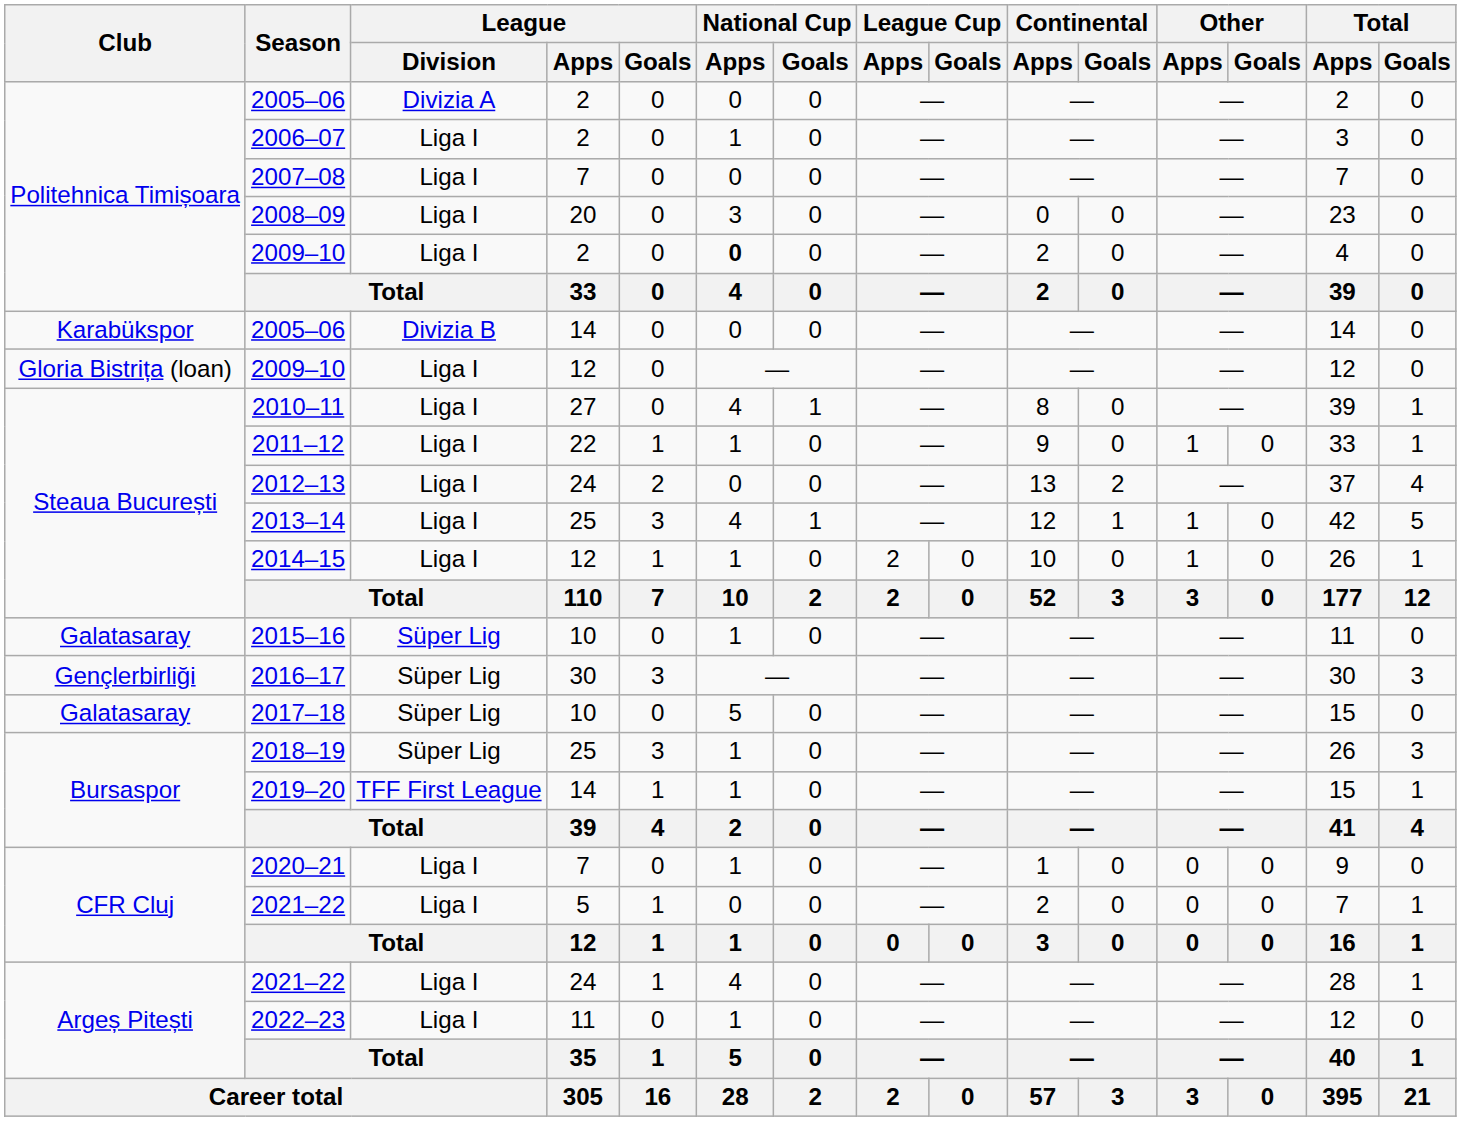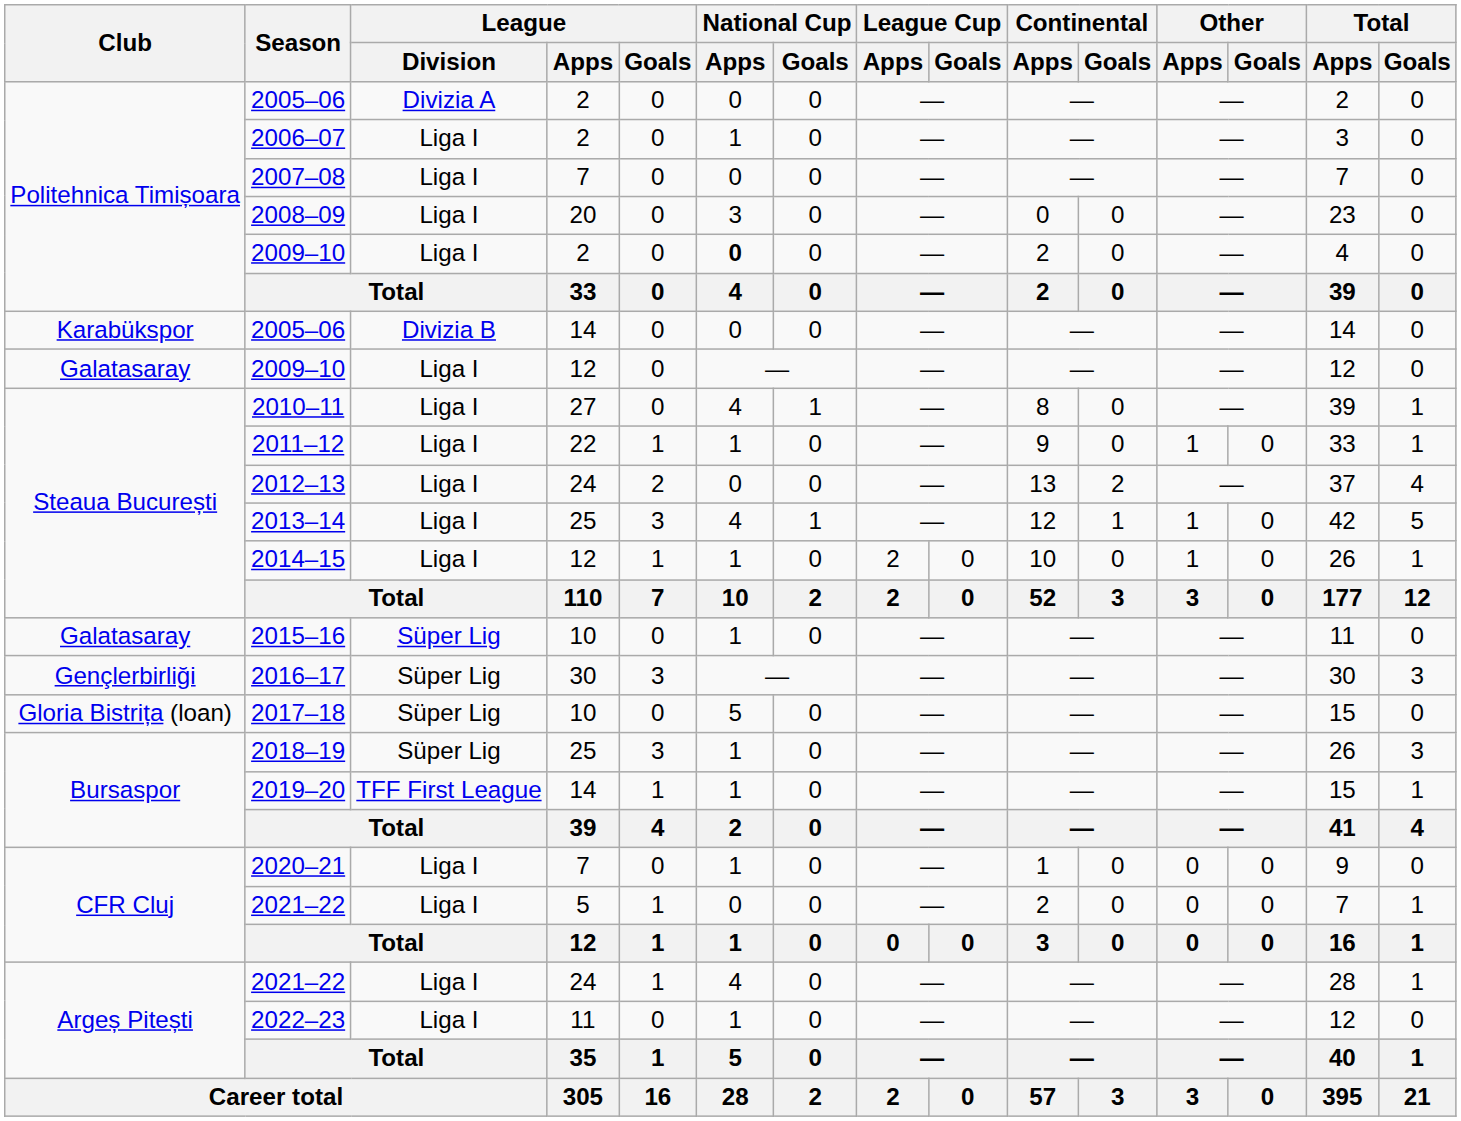(125, 368) Gloria Bistrița (loan) -> (125, 368) Galatasaray
(125, 713) Galatasaray -> (125, 713) Gloria Bistrița (loan)
